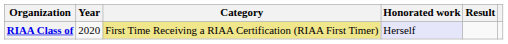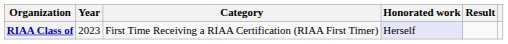(89, 30) 2020 -> (89, 30) 2023
(242, 30) khaki background -> (242, 30) no background
